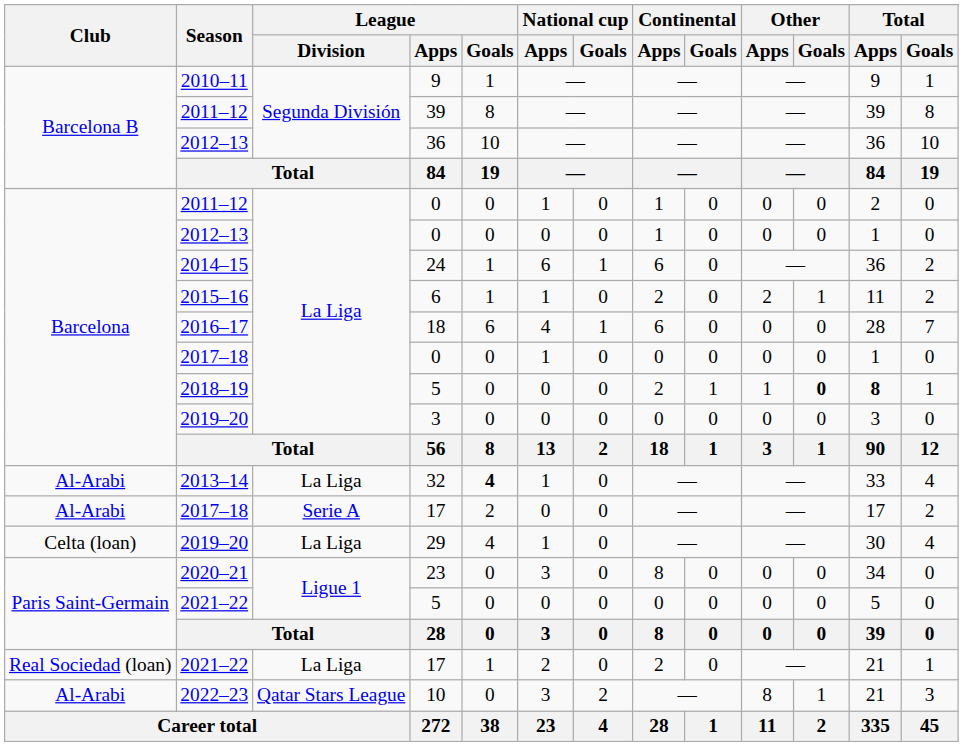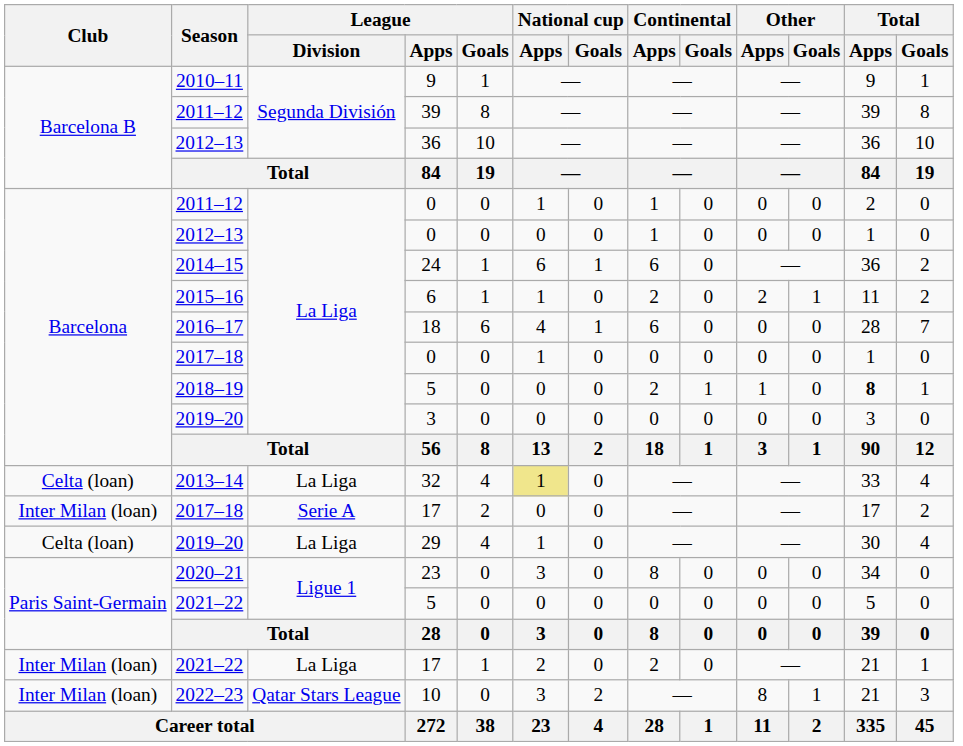(821, 388) bold -> (817, 388) normal
(90, 480) Al-Arabi -> (88, 480) Celta (loan)
(490, 480) bold -> (485, 480) normal
(546, 480) no background -> (541, 480) khaki background
(90, 511) Al-Arabi -> (88, 511) Inter Milan (loan)
(90, 664) Real Sociedad (loan) -> (88, 664) Inter Milan (loan)
(90, 695) Al-Arabi -> (88, 695) Inter Milan (loan)
